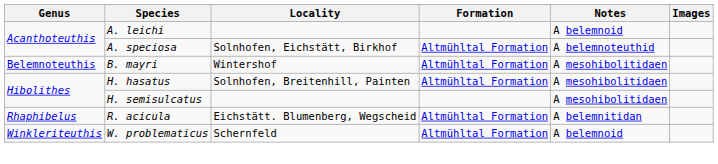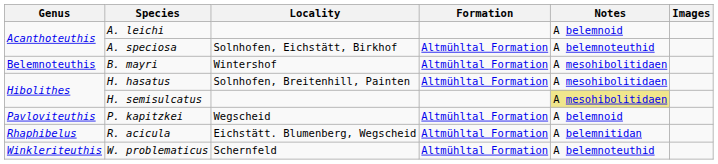(610, 99) no background -> (610, 99) khaki background
+ row: (145, 116)
(588, 133) A belemnoid -> (604, 150) A belemnoteuthid
